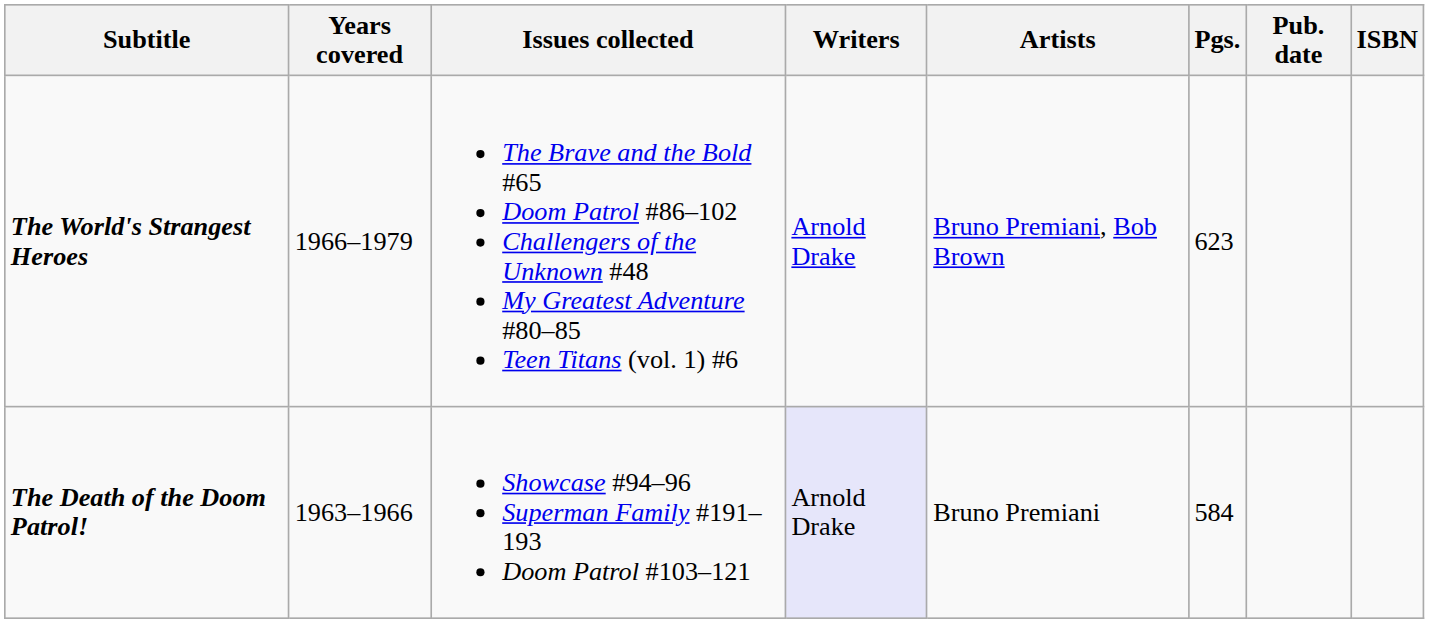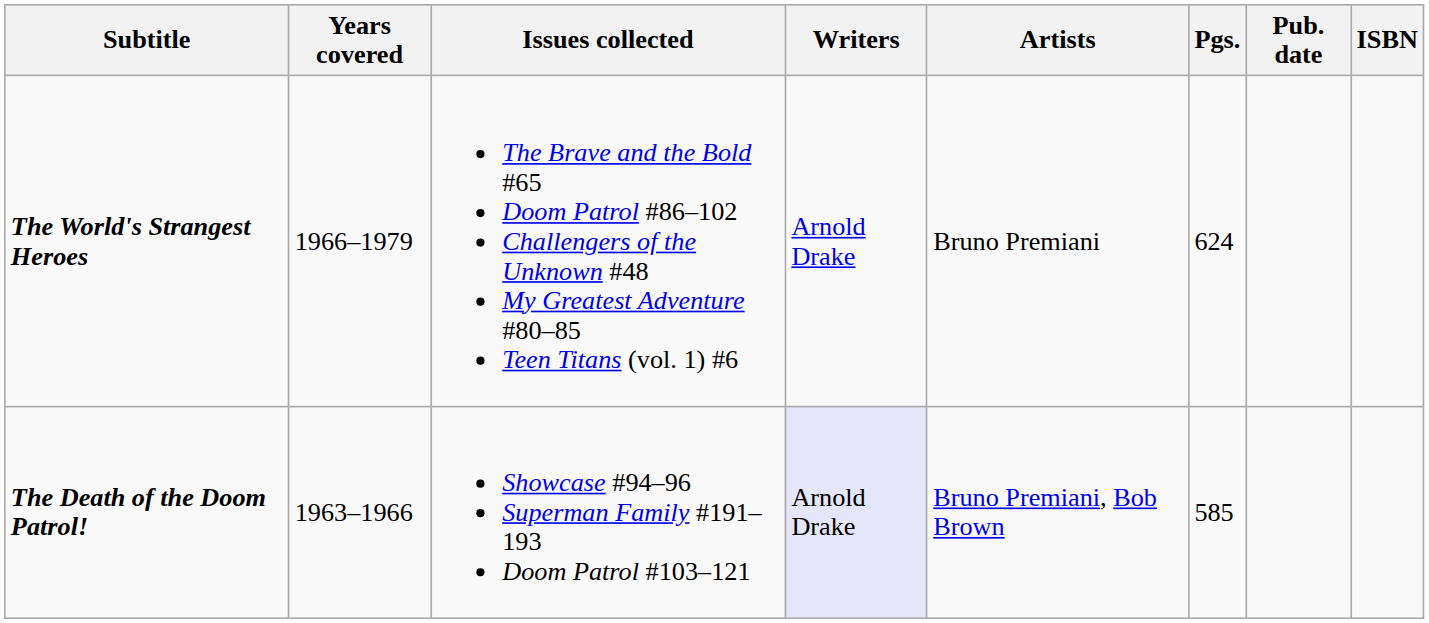(1045, 240) Bruno Premiani, Bob Brown -> (1017, 240) Bruno Premiani
(1214, 240) 623 -> (1214, 240) 624
(1017, 511) Bruno Premiani -> (1045, 511) Bruno Premiani, Bob Brown
(1214, 511) 584 -> (1214, 511) 585
